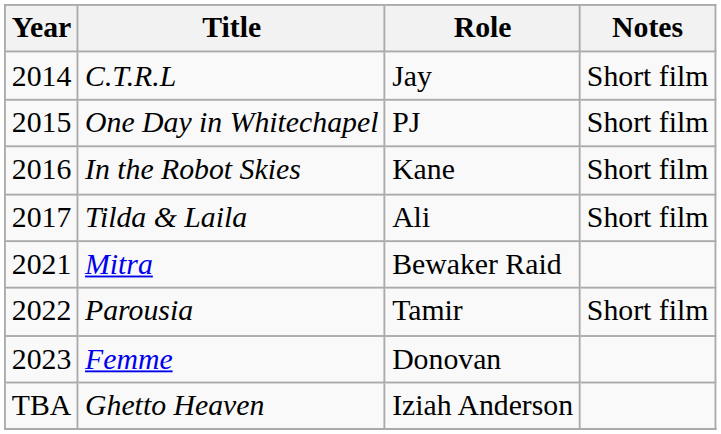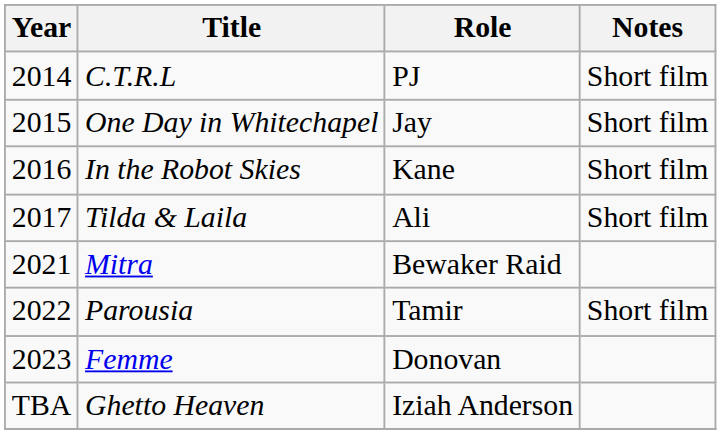(412, 75) Jay -> (406, 75) PJ
(406, 122) PJ -> (412, 122) Jay
